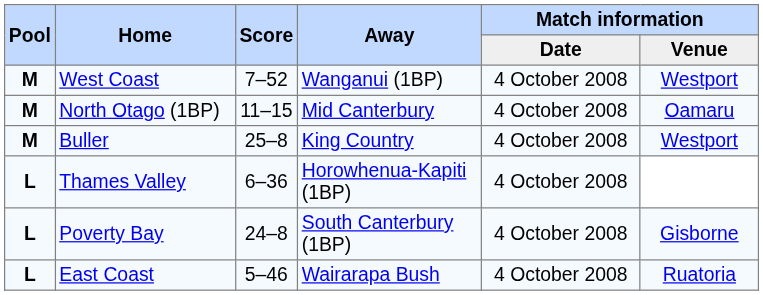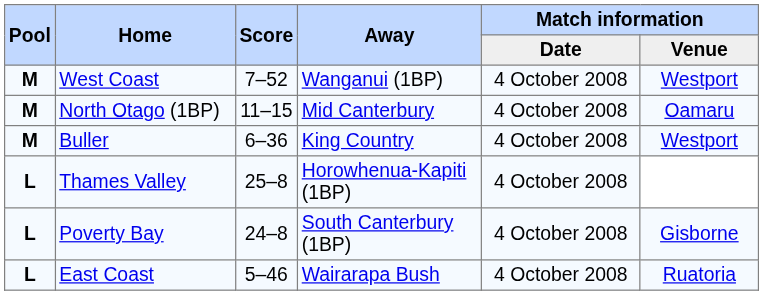(266, 140) 25–8 -> (266, 140) 6–36
(266, 181) 6–36 -> (266, 181) 25–8
